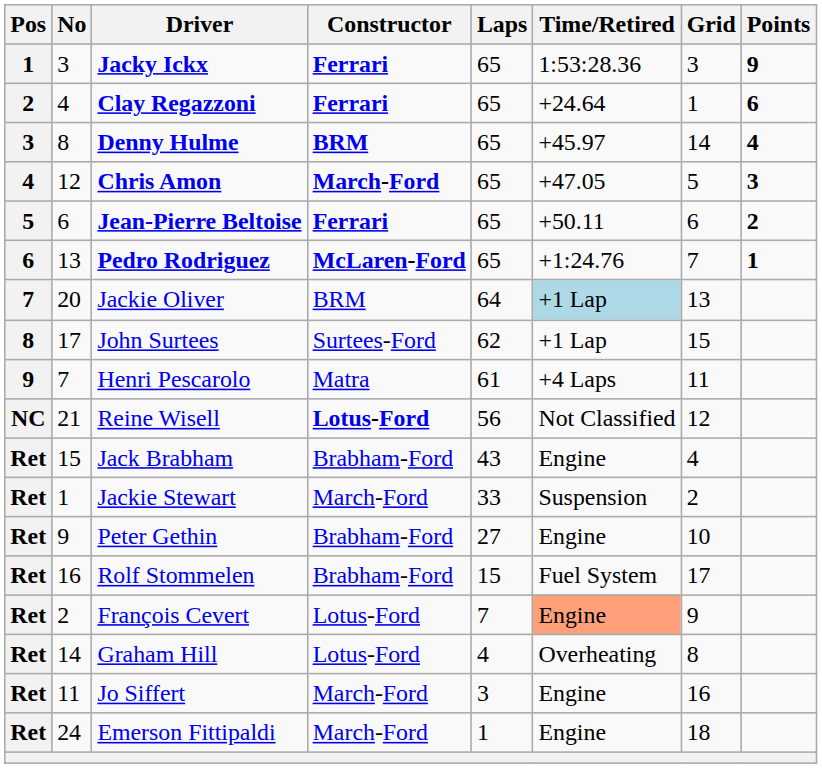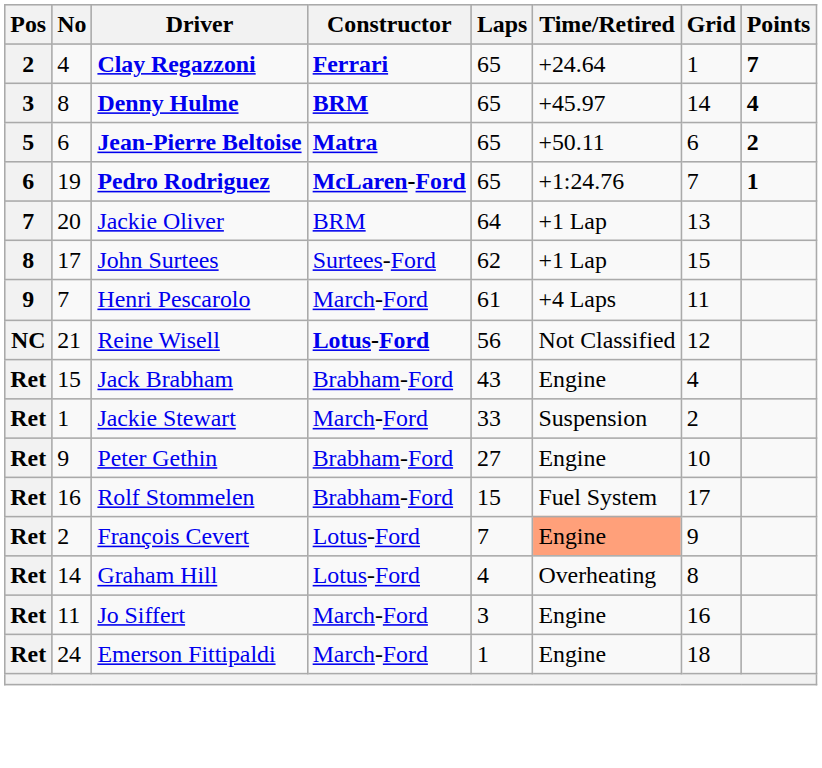- row: (153, 63)
(753, 103) 6 -> (753, 63) 7
- row: (159, 181)
(350, 221) Ferrari -> (345, 142) Matra
(69, 260) 13 -> (69, 181) 19
(573, 299) lightblue background -> (573, 221) no background
(341, 378) Matra -> (370, 299) March-Ford
